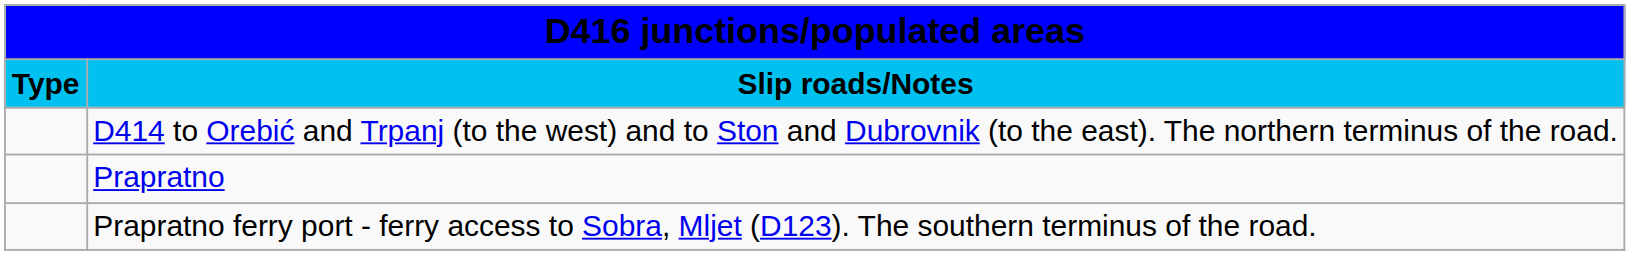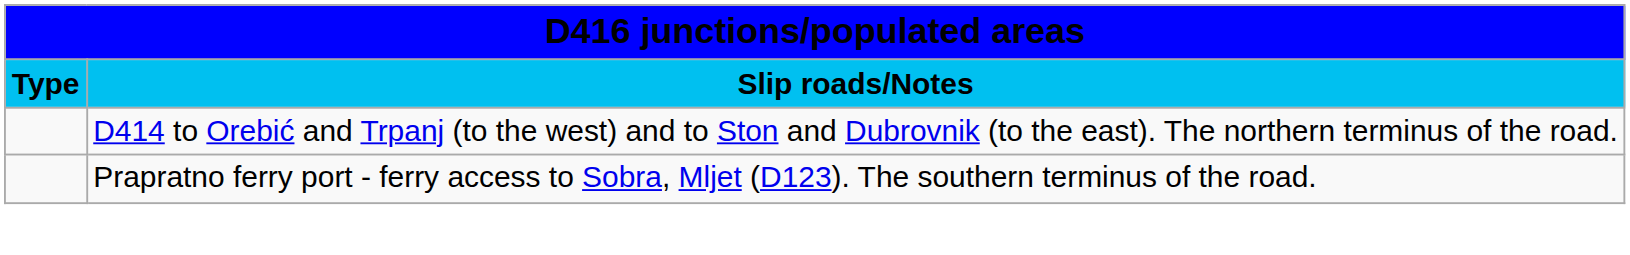- row: (159, 178)
